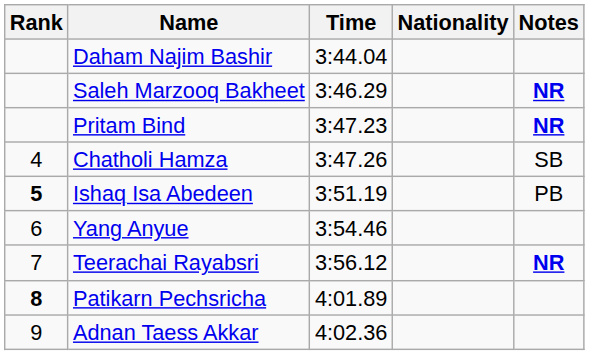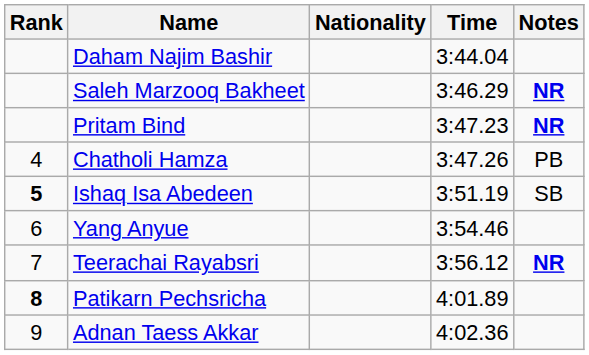columns swapped: (453, 22) <-> (351, 22)
(549, 160) SB -> (549, 160) PB
(549, 194) PB -> (549, 194) SB
